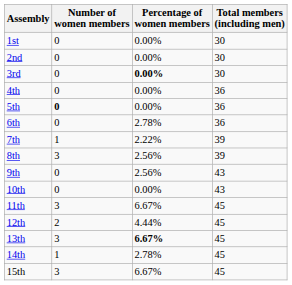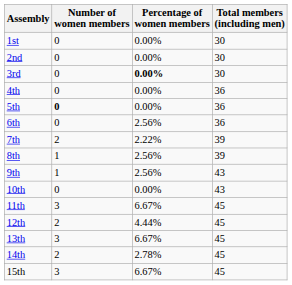(148, 123) 2.78% -> (148, 123) 2.56%
(57, 139) 1 -> (57, 139) 2
(57, 156) 3 -> (57, 156) 1
(57, 172) 0 -> (57, 172) 1
(149, 238) bold -> (148, 238) normal
(57, 255) 1 -> (57, 255) 2
